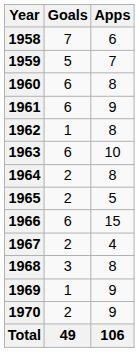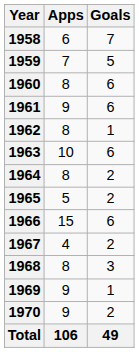columns swapped: (112, 15) <-> (68, 15)
